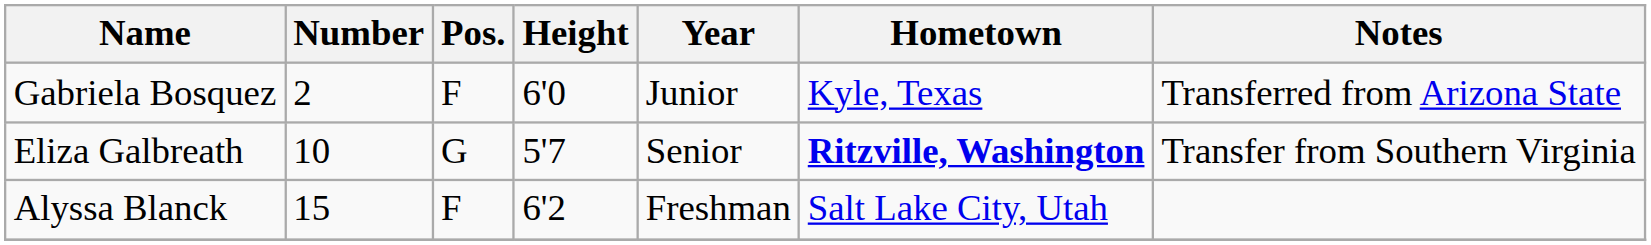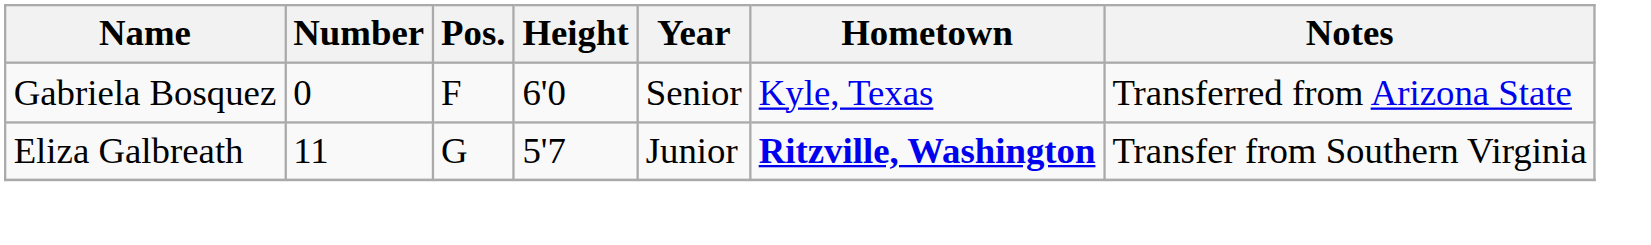(302, 92) 2 -> (302, 92) 0
(692, 92) Junior -> (694, 92) Senior
(312, 150) 10 -> (311, 150) 11
(694, 150) Senior -> (692, 150) Junior
- row: (120, 208)
